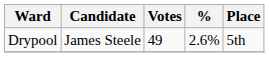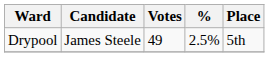(204, 39) 2.6% -> (204, 39) 2.5%
